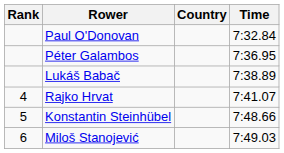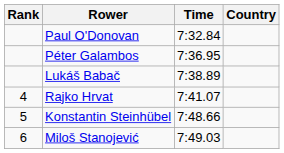columns swapped: (202, 14) <-> (254, 14)
